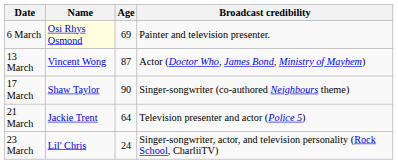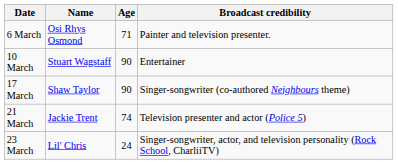(67, 34) lightyellow background -> (67, 34) no background
(126, 34) 69 -> (126, 34) 71
+ row: (20, 62)
- row: (20, 62)
(126, 117) 64 -> (126, 117) 74
